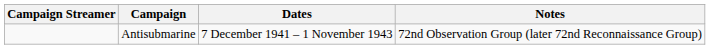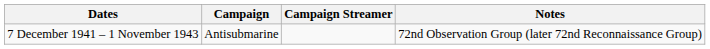columns swapped: (61, 14) <-> (297, 14)
